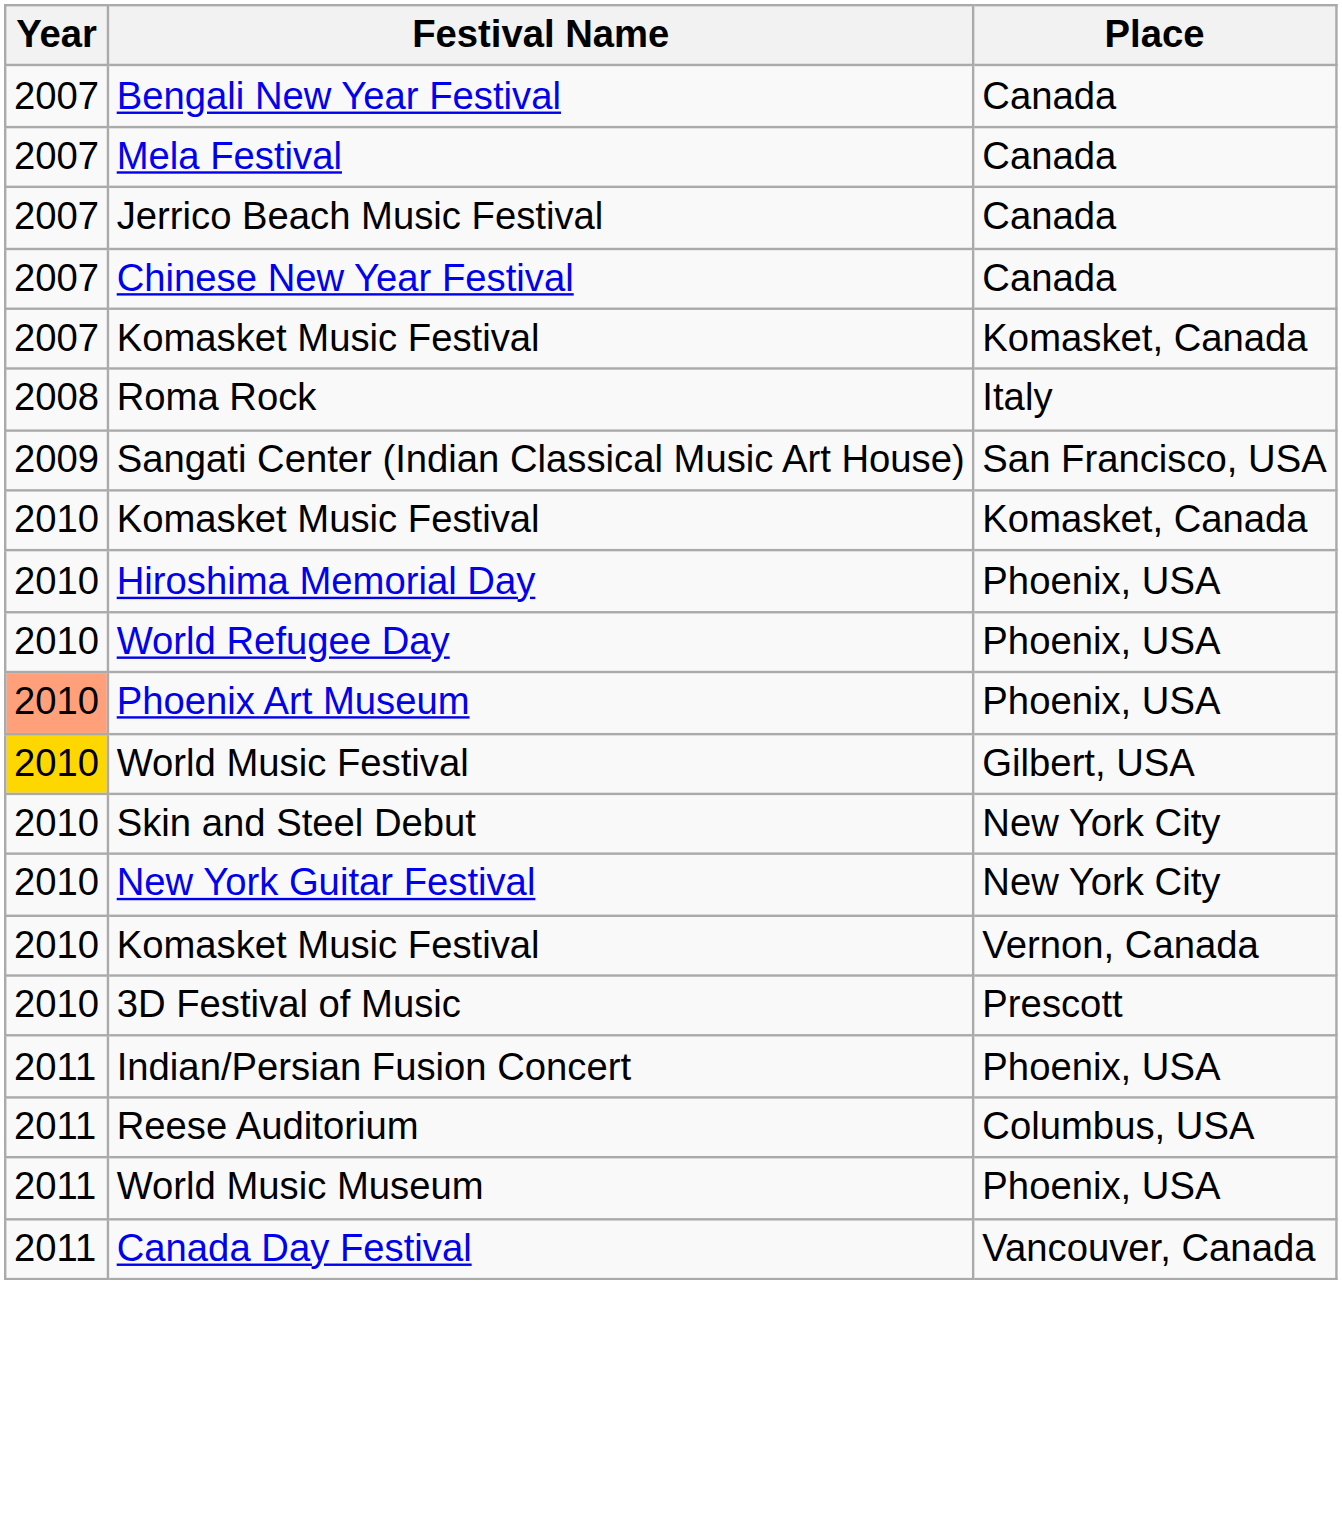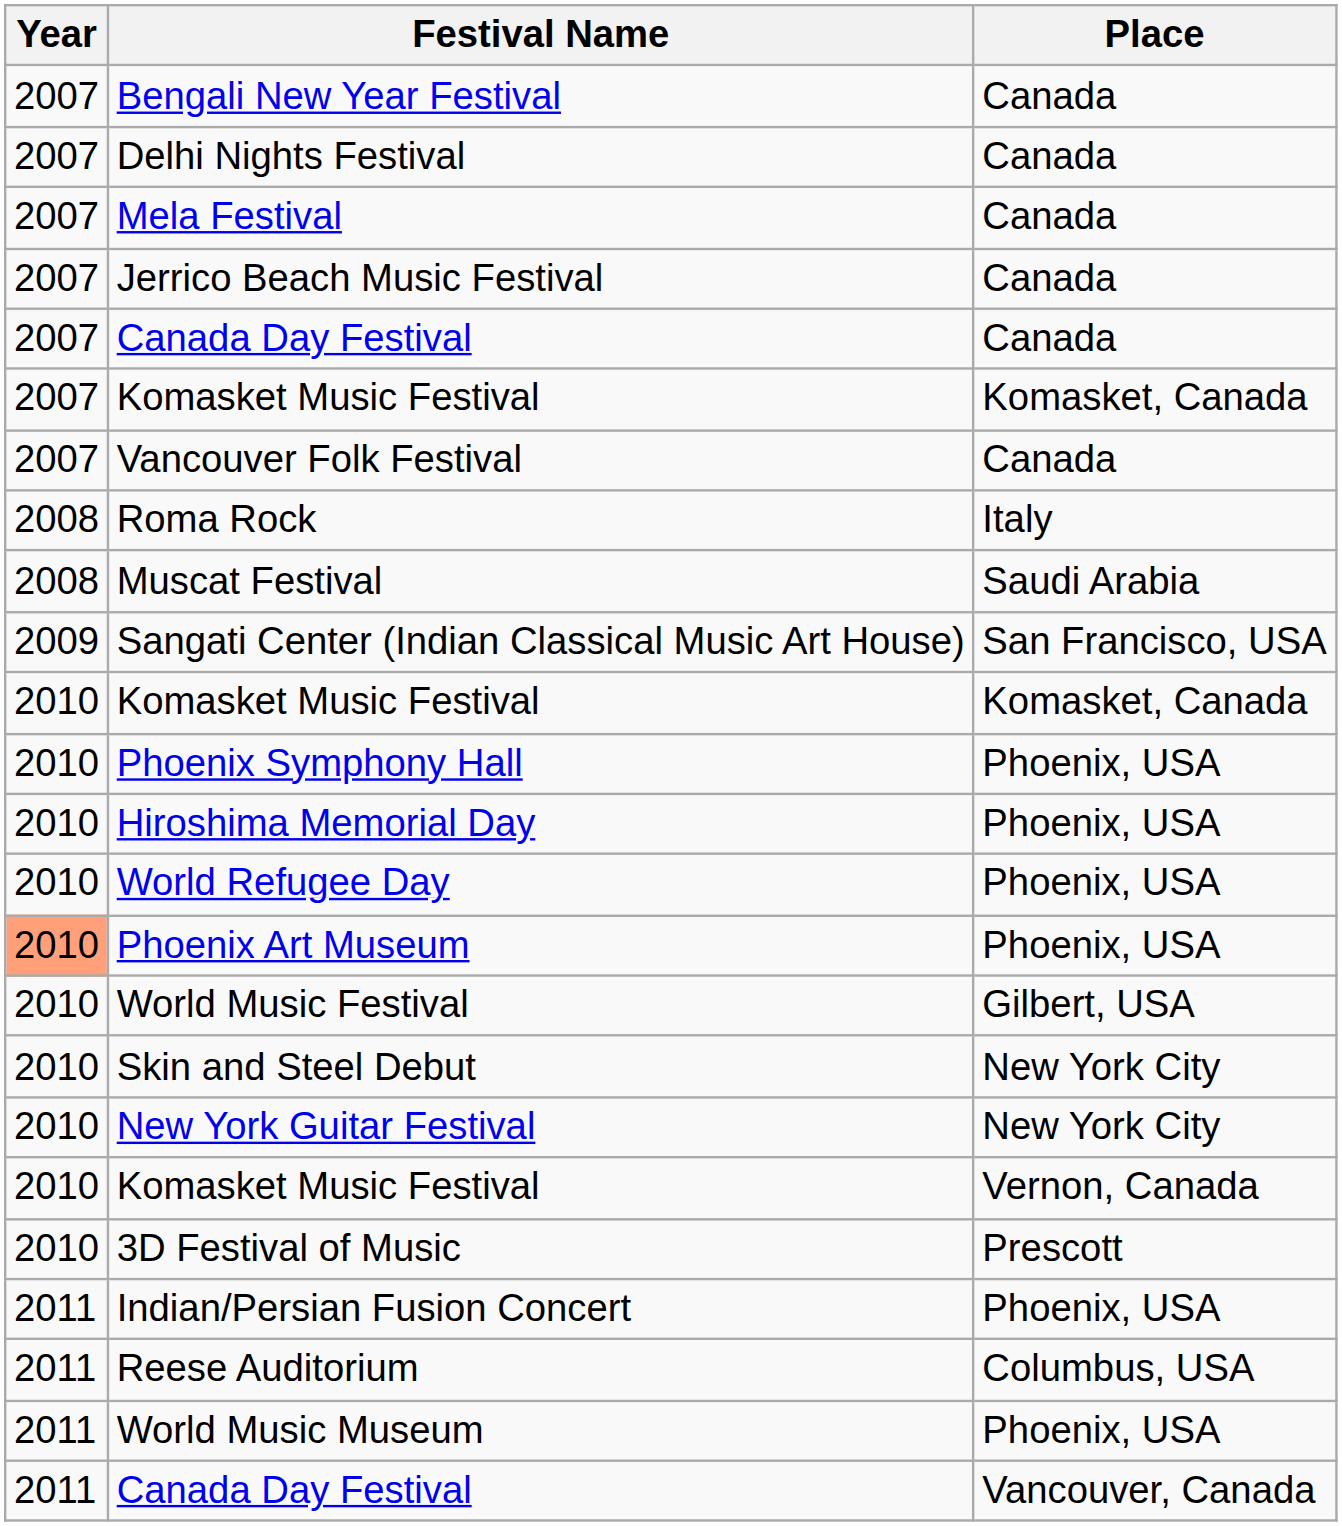+ row: (291, 156)
- row: (345, 277)
+ row: (294, 338)
+ row: (319, 459)
+ row: (250, 580)
+ row: (320, 762)
(57, 762) gold background -> (57, 1005) no background
